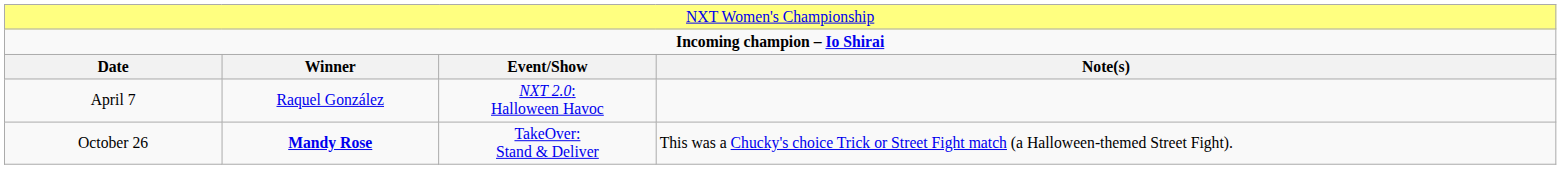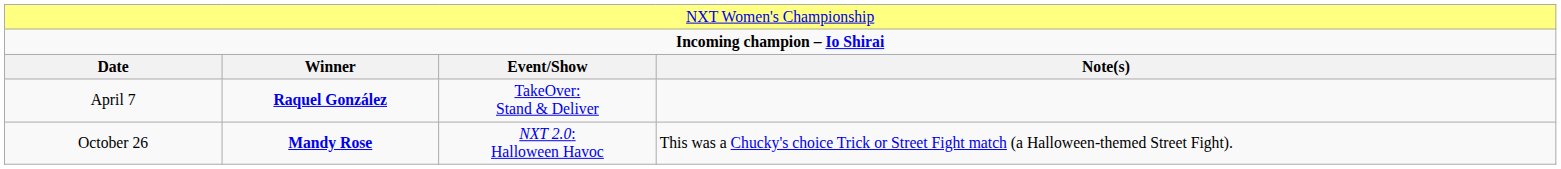(330, 100) normal -> (330, 100) bold
(547, 100) NXT 2.0: Halloween Havoc -> (547, 100) TakeOver: Stand & Deliver
(547, 142) TakeOver: Stand & Deliver -> (547, 142) NXT 2.0: Halloween Havoc
